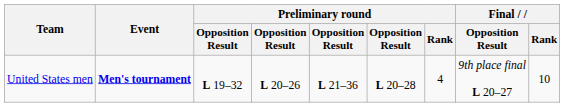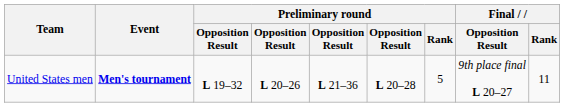(440, 78) 4 -> (440, 78) 5
(544, 78) 10 -> (544, 78) 11
